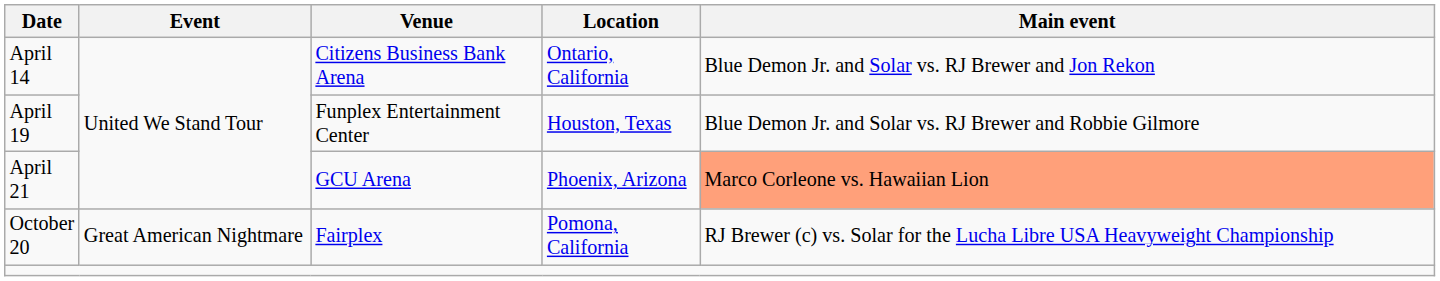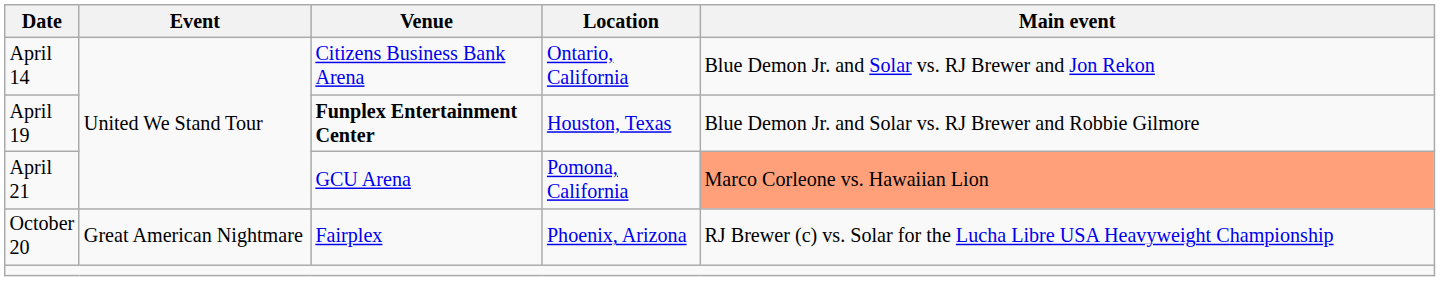(408, 122) normal -> (416, 122) bold
(617, 179) Phoenix, Arizona -> (588, 179) Pomona, California
(588, 236) Pomona, California -> (617, 236) Phoenix, Arizona
